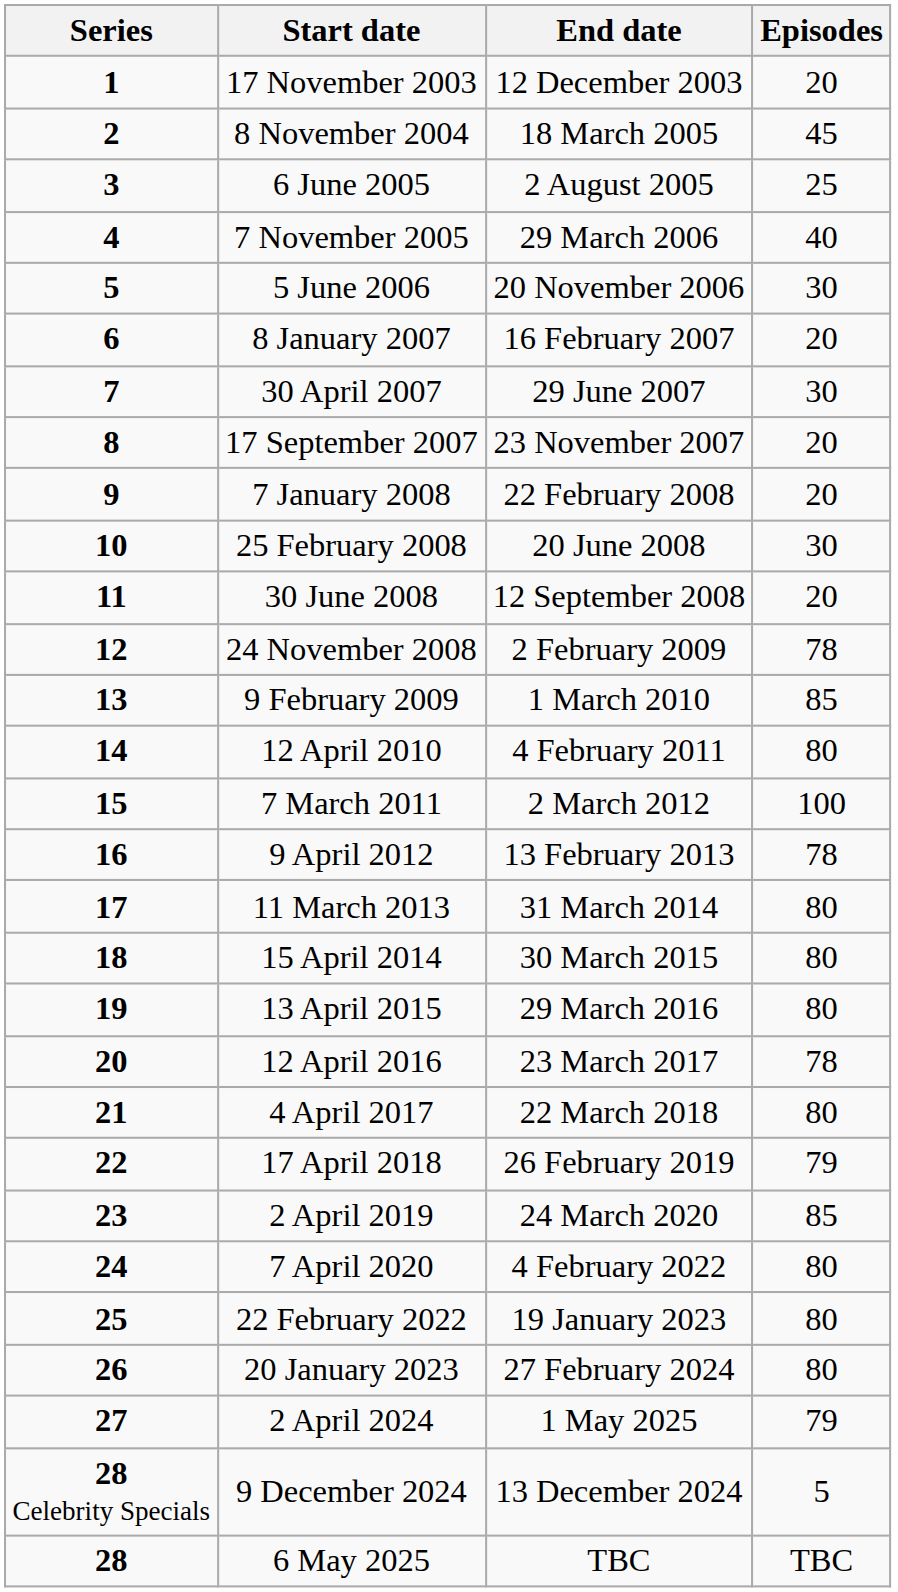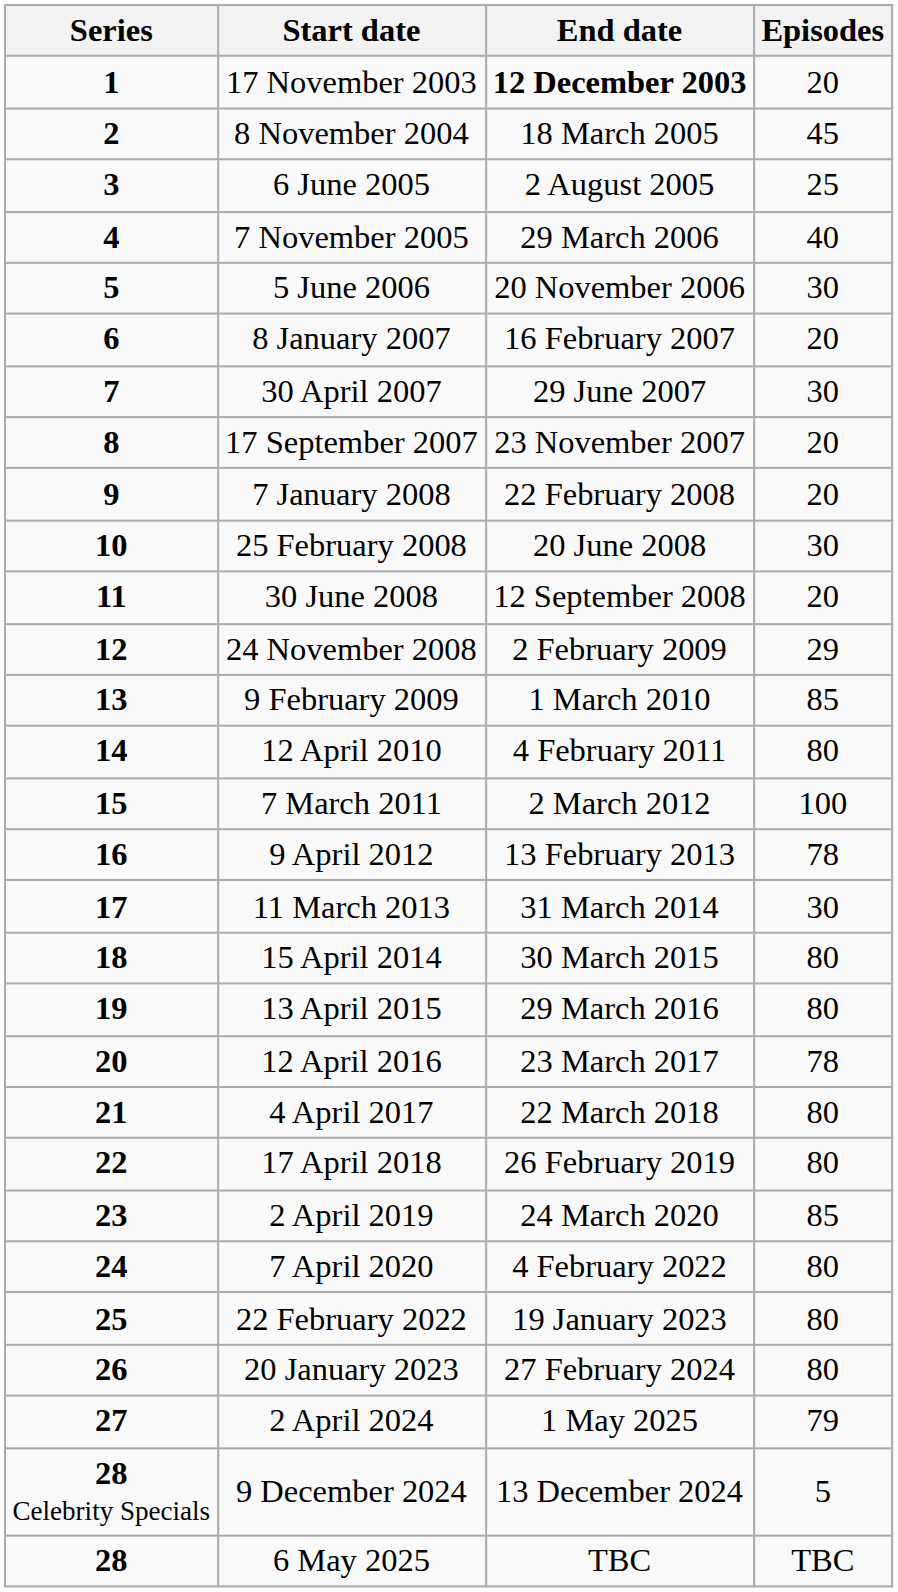(619, 81) normal -> (620, 81) bold
(822, 648) 78 -> (823, 648) 29
(822, 905) 80 -> (823, 905) 30
(822, 1163) 79 -> (823, 1163) 80
